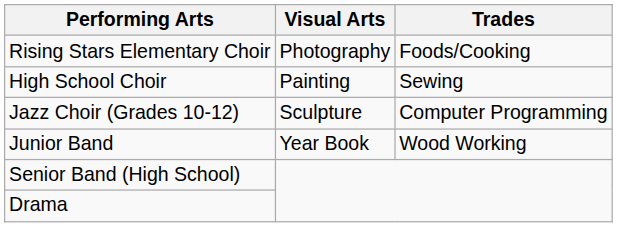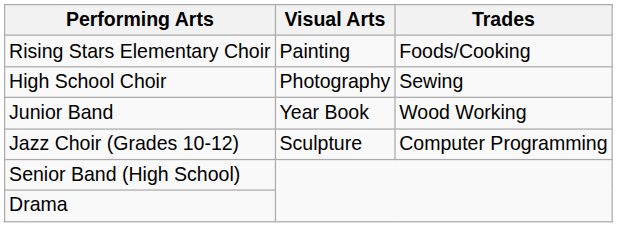(335, 50) Photography -> (315, 50) Painting
(315, 81) Painting -> (335, 81) Photography
rows swapped: (124, 112) <-> (61, 143)
